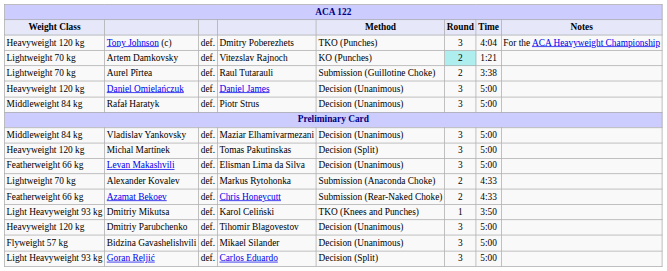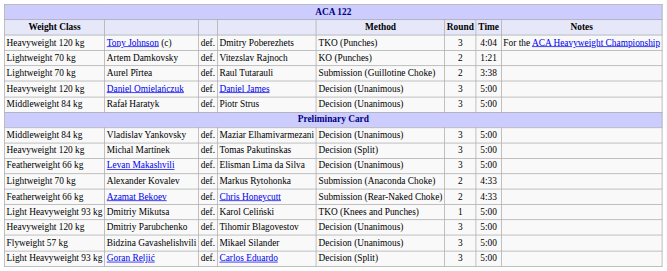(460, 58) paleturquoise background -> (460, 58) no background
(489, 212) 3:50 -> (489, 212) 5:00
